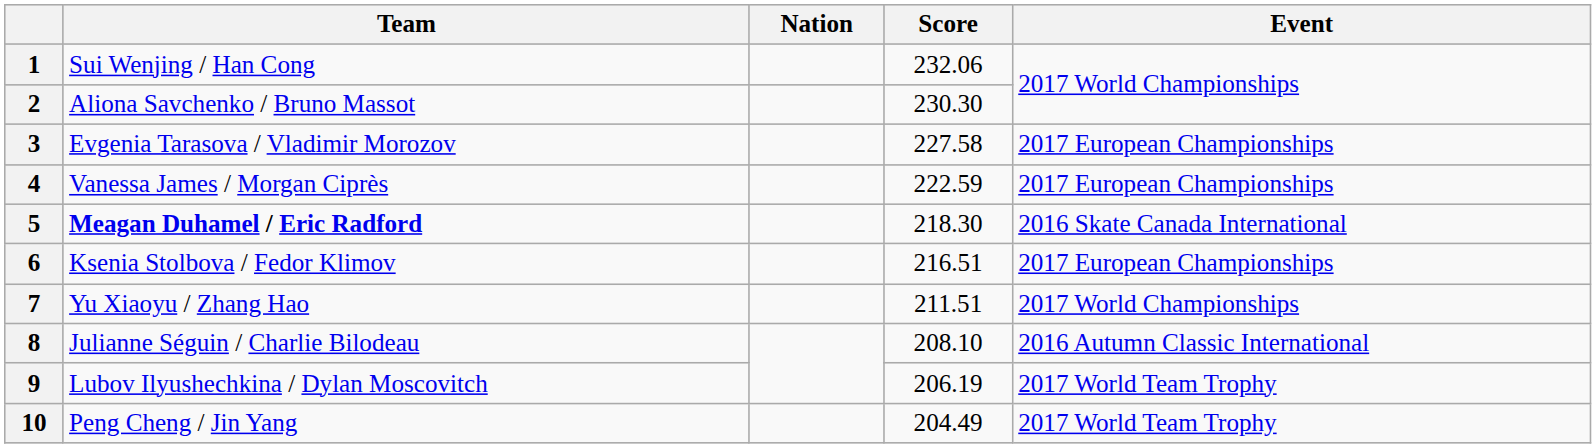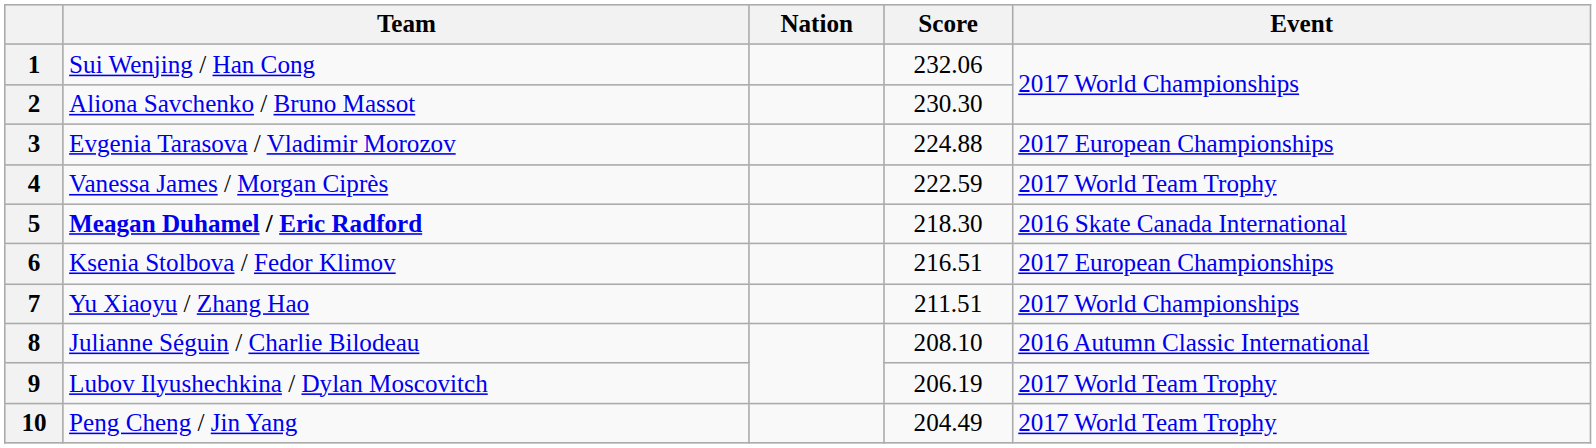(948, 143) 227.58 -> (948, 143) 224.88
(1176, 183) 2017 European Championships -> (1147, 183) 2017 World Team Trophy
